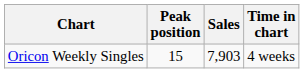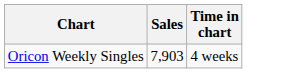- column: (176, 24)
